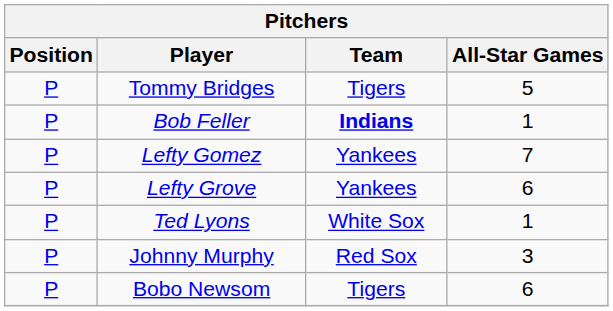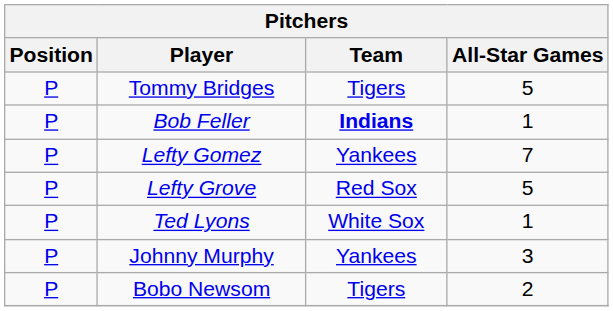(376, 188) Yankees -> (376, 188) Red Sox
(528, 188) 6 -> (528, 188) 5
(376, 255) Red Sox -> (376, 255) Yankees
(528, 289) 6 -> (528, 289) 2
